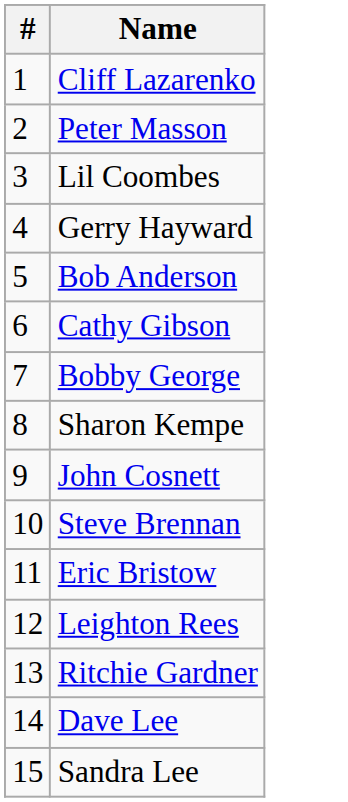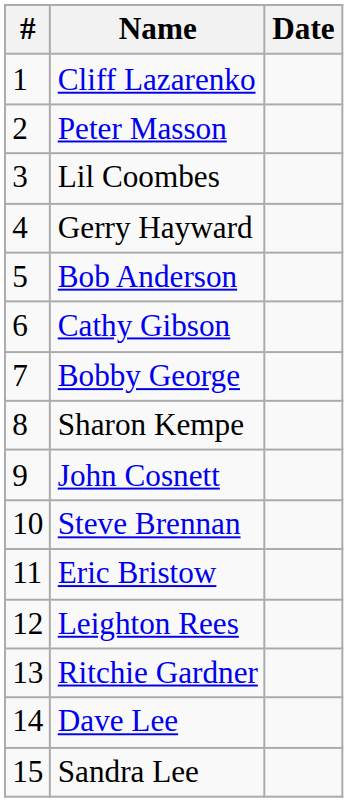+ column: (303, 29)
